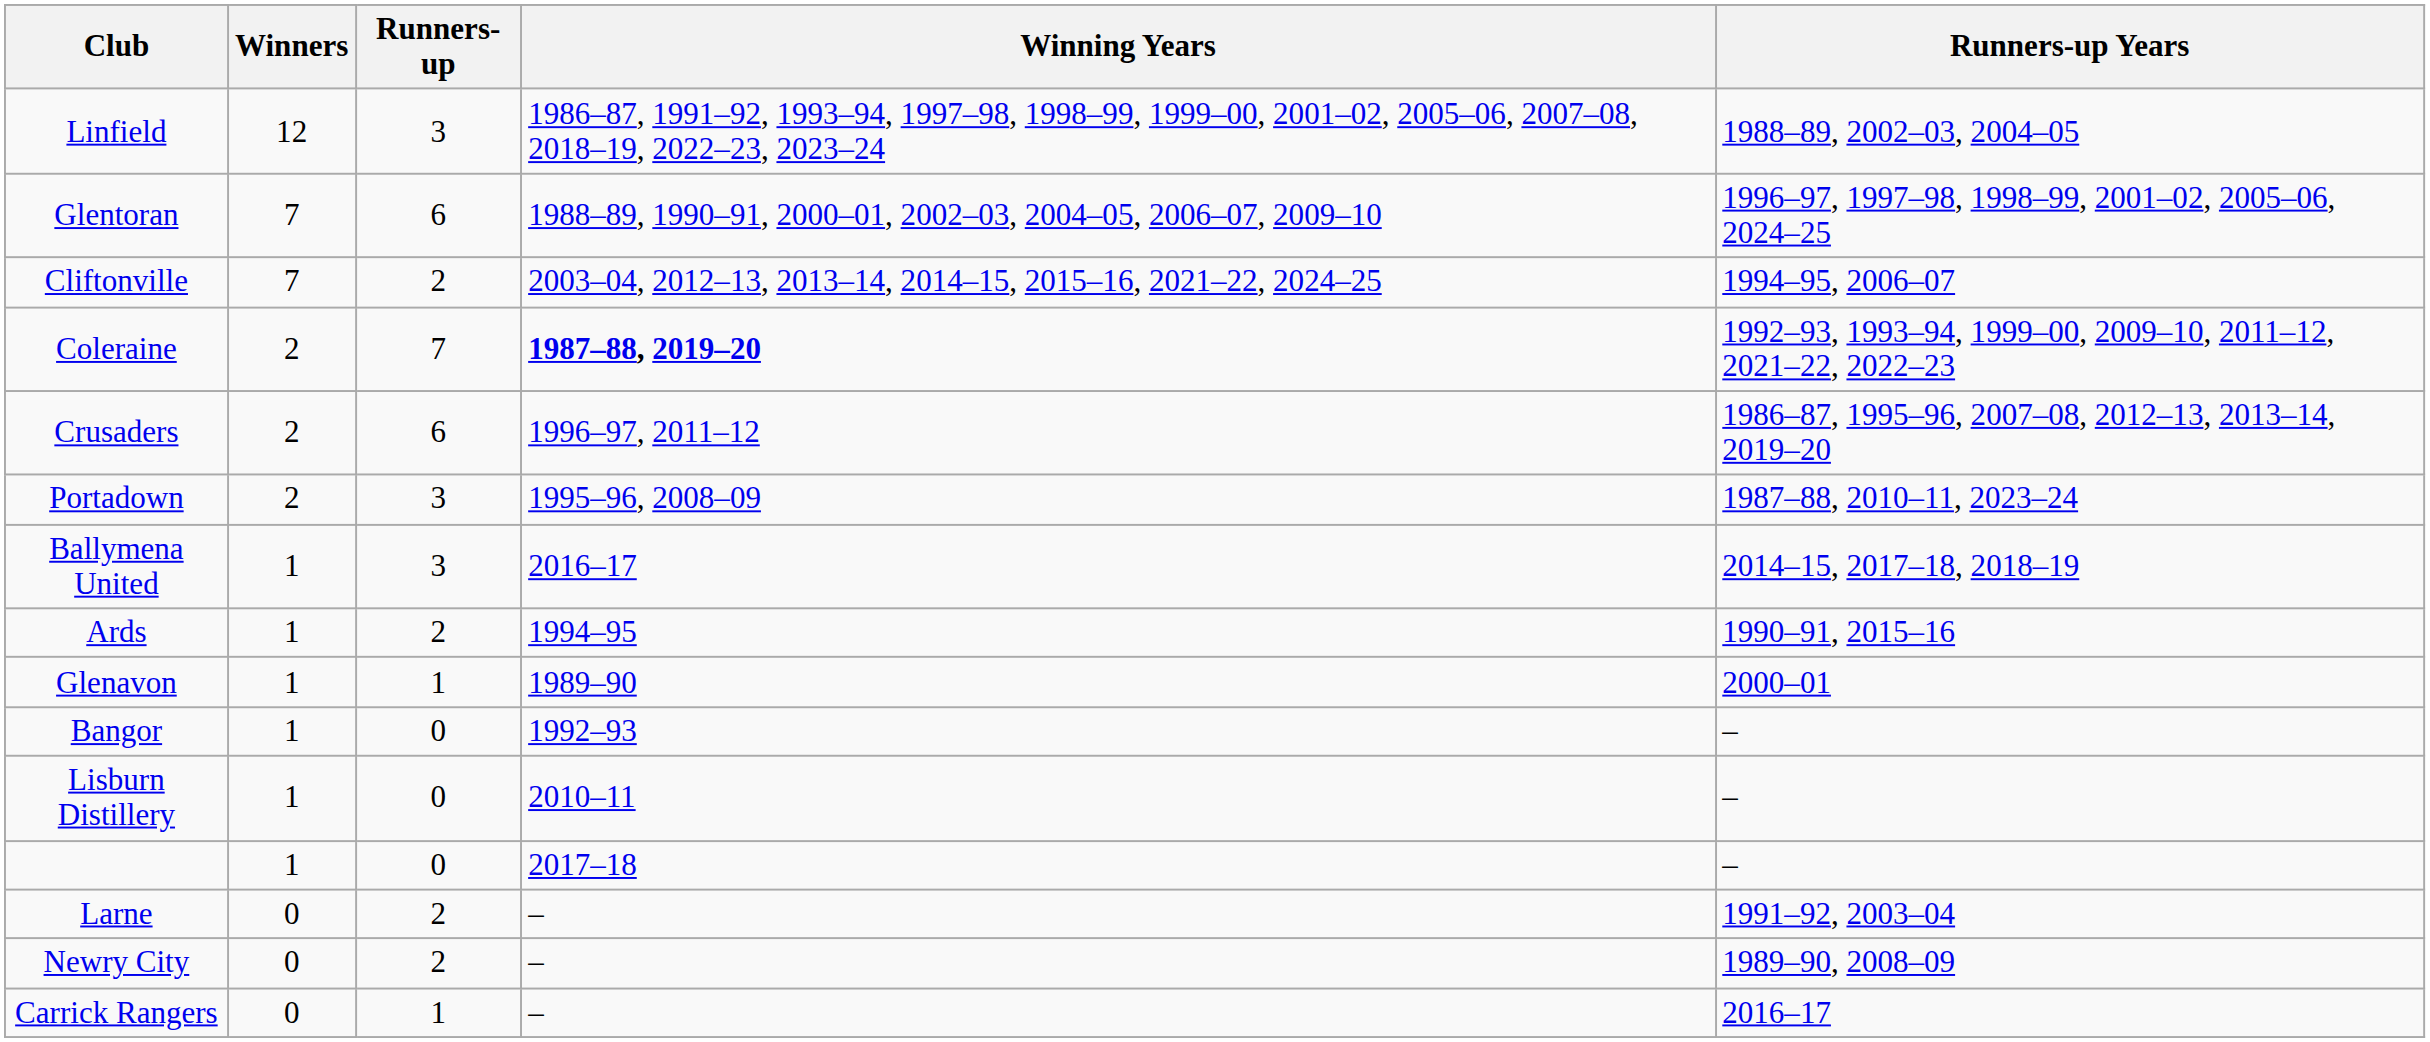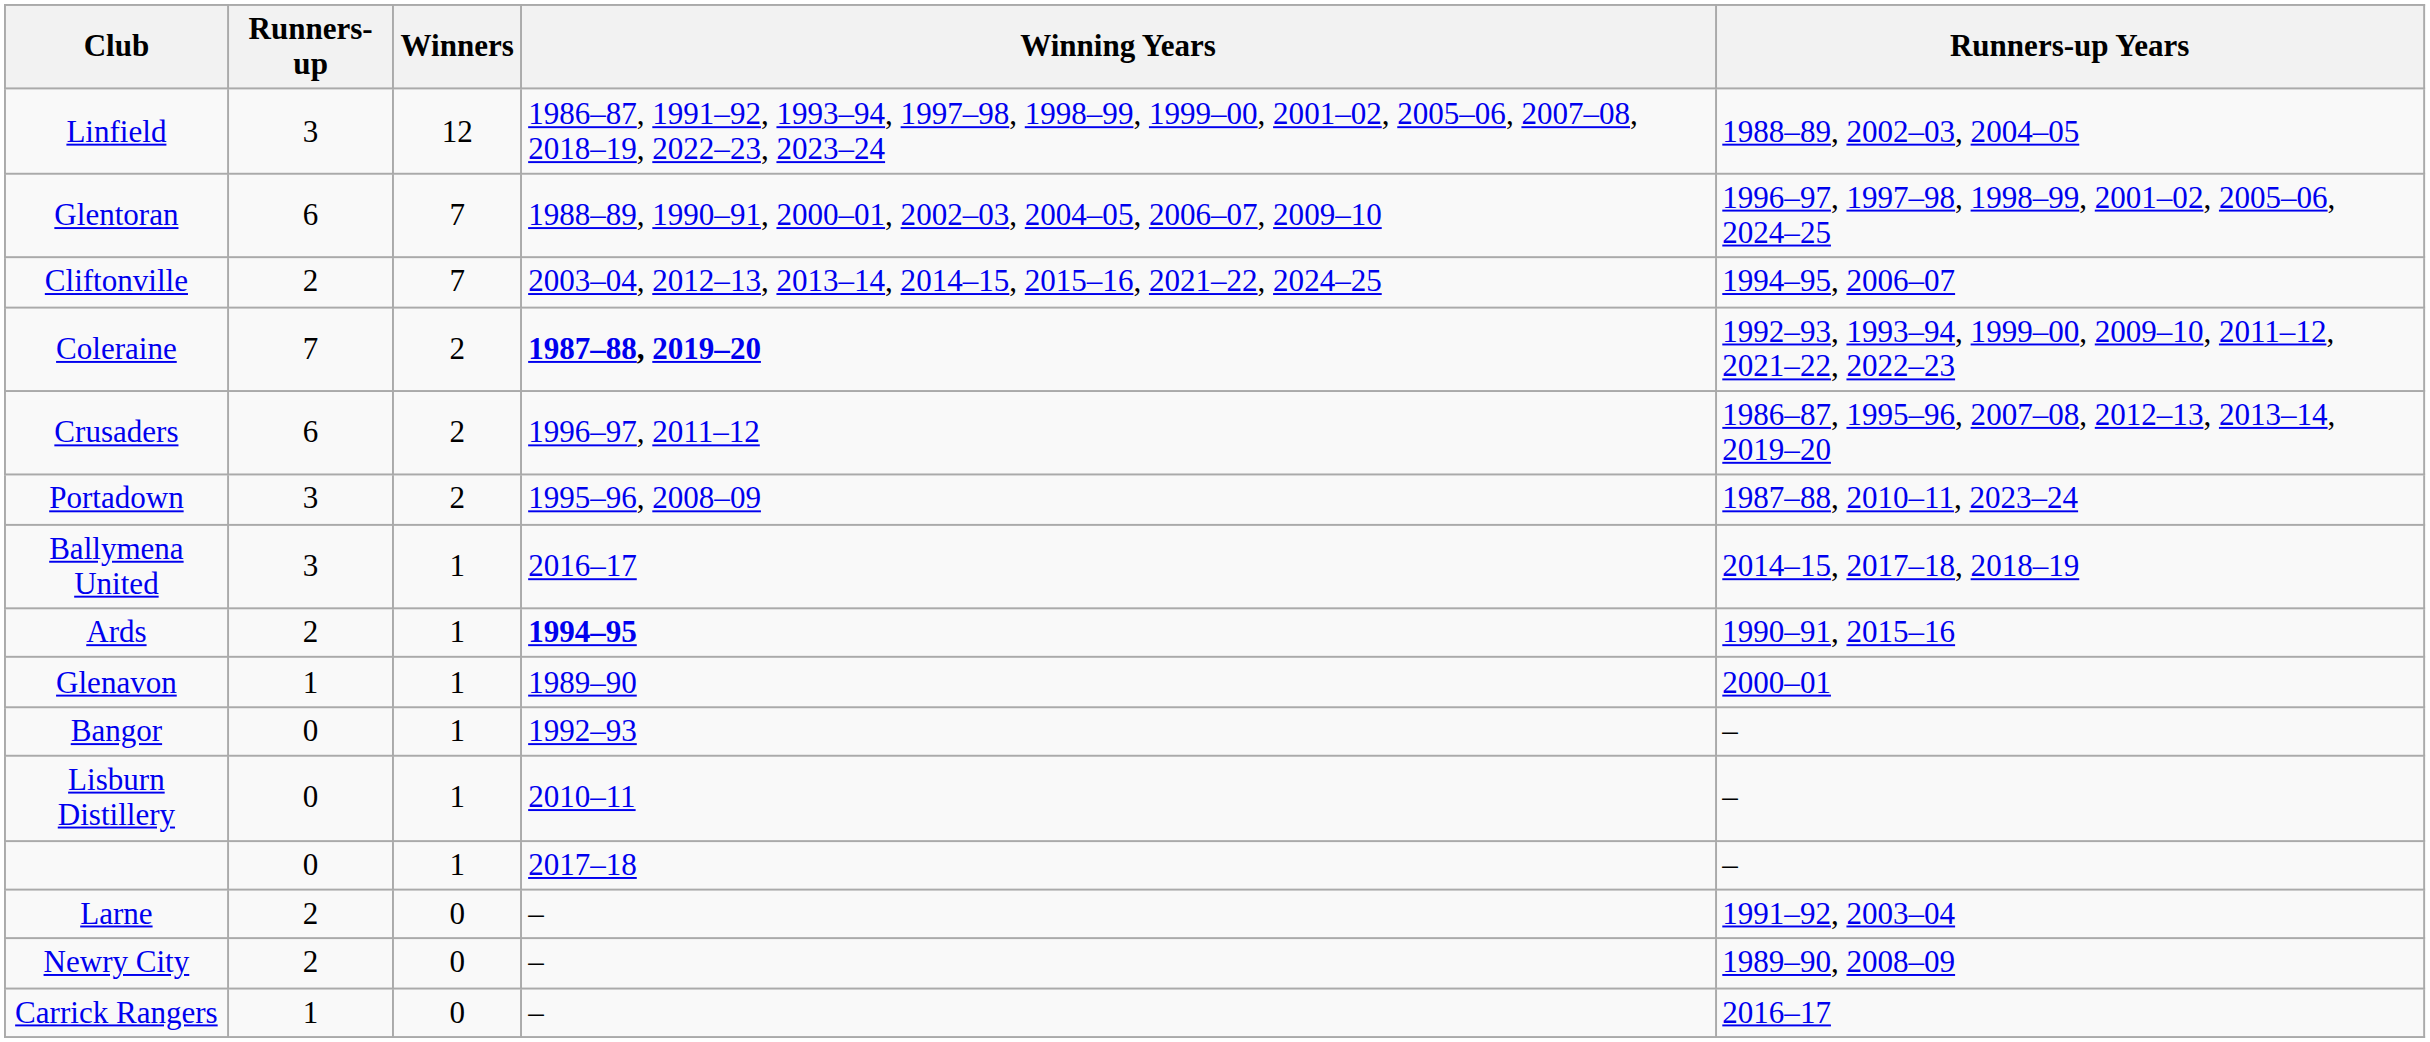columns swapped: (292, 46) <-> (438, 46)
(582, 632) normal -> (582, 632) bold
